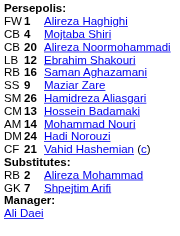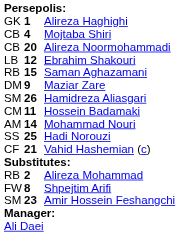(13, 21) FW -> (12, 21) GK
(30, 72) 16 -> (30, 72) 15
(12, 85) SS -> (13, 85) DM
(30, 111) 13 -> (30, 111) 11
(13, 136) DM -> (12, 136) SS
(30, 136) 24 -> (30, 136) 25
(12, 188) GK -> (13, 188) FW
(27, 188) 7 -> (27, 188) 8
+ row: (110, 200)
